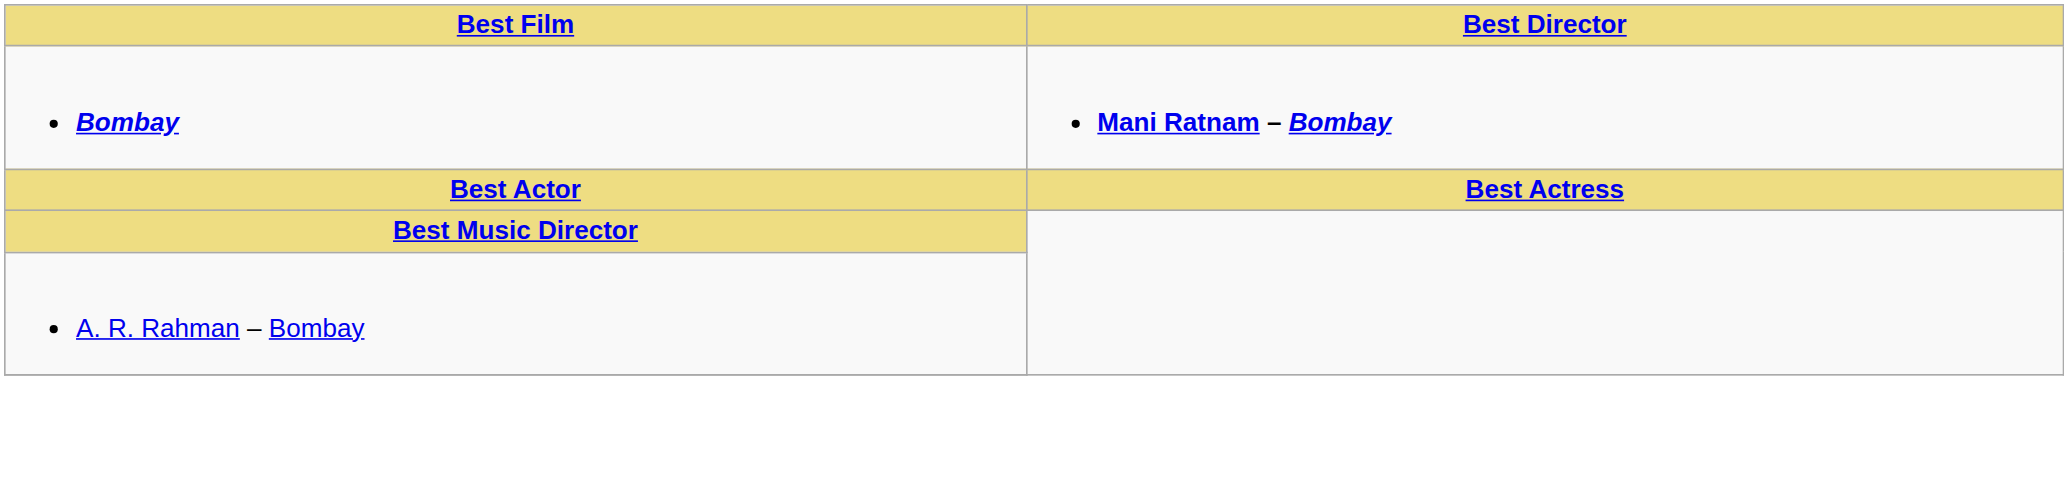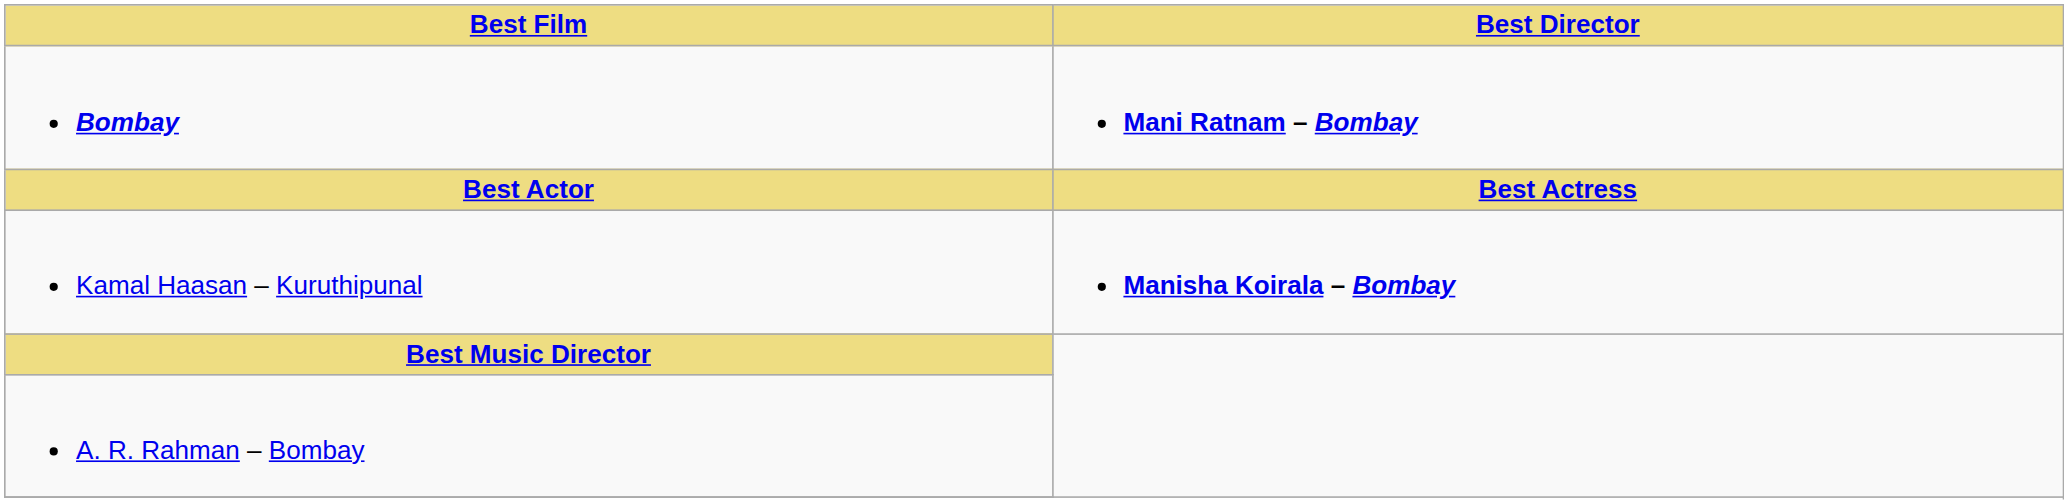+ row: (529, 286)
